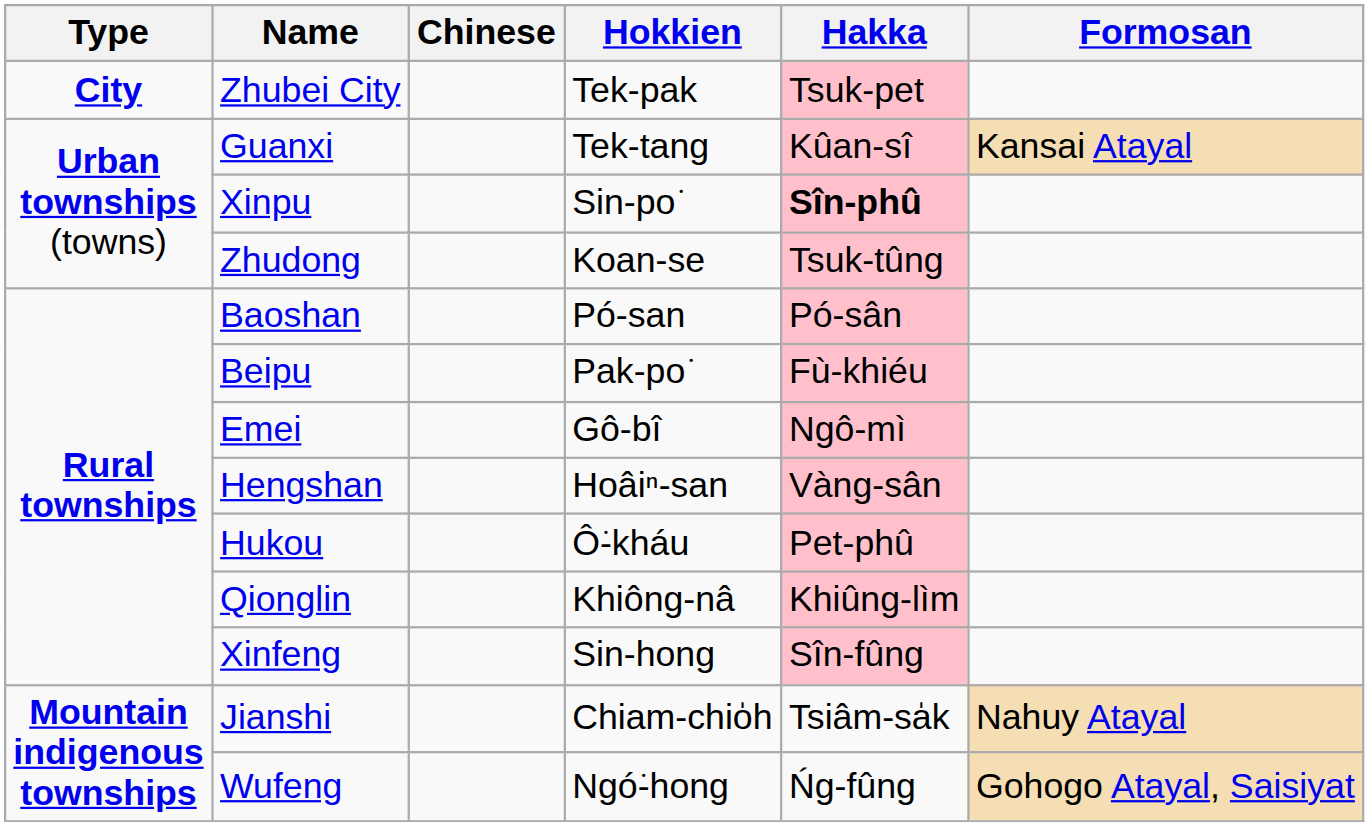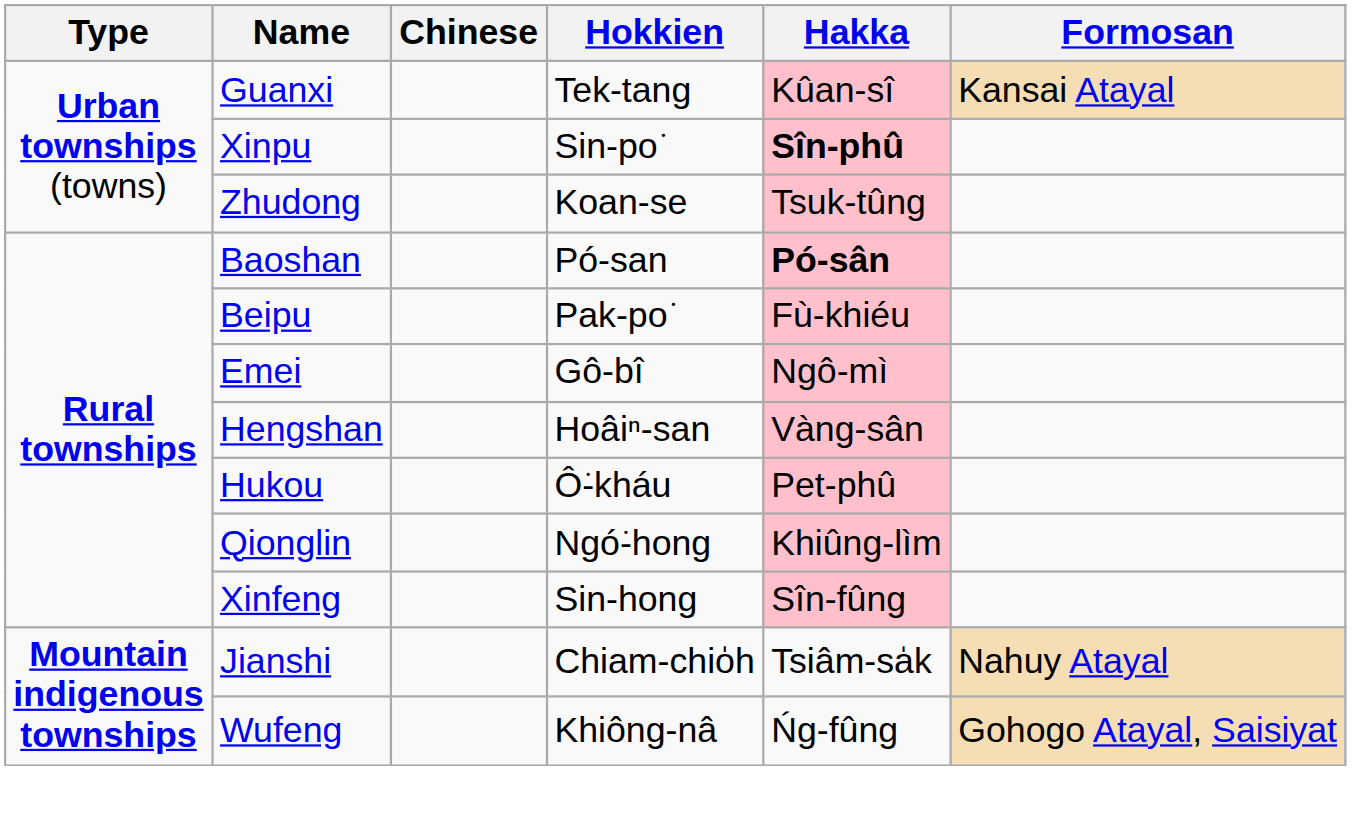- row: (310, 89)
(845, 315) normal -> (831, 259) bold
(654, 598) Khiông-nâ -> (633, 542) Ngó͘-hong
(651, 786) Ngó͘-hong -> (636, 729) Khiông-nâ
